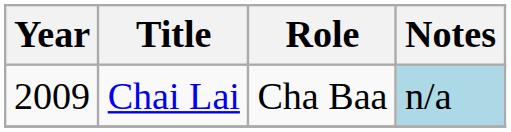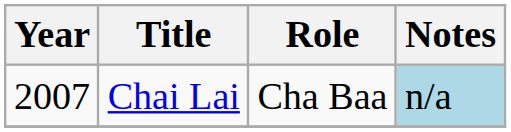(52, 95) 2009 -> (52, 95) 2007
